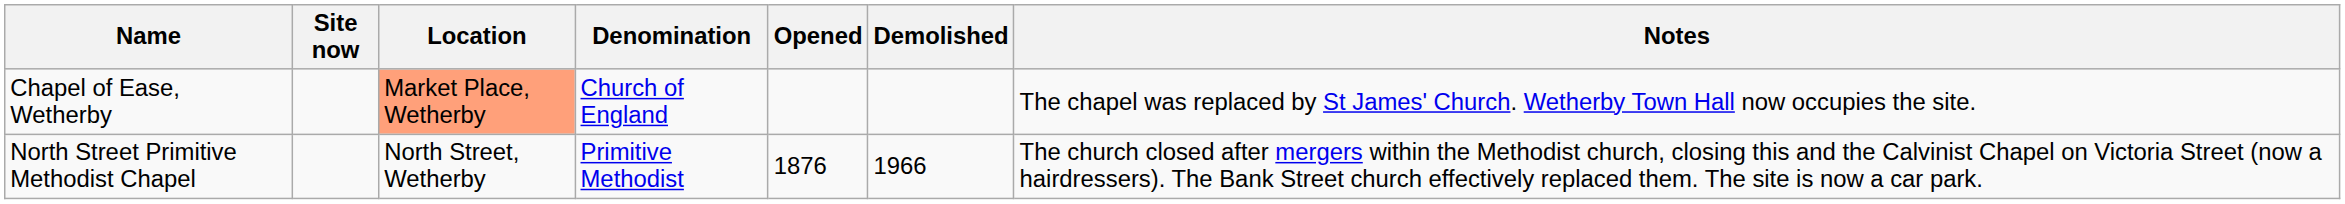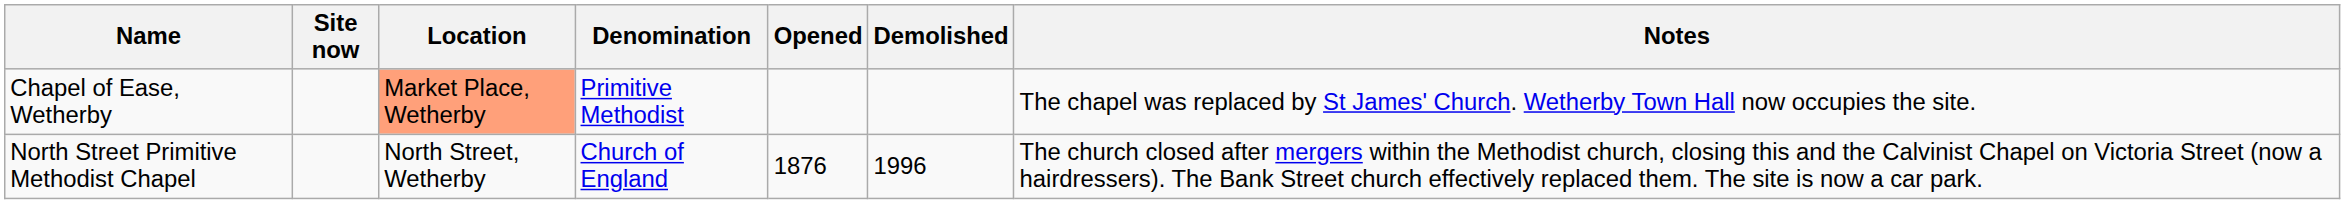(632, 101) Church of England -> (632, 101) Primitive Methodist
(632, 166) Primitive Methodist -> (632, 166) Church of England
(900, 166) 1966 -> (900, 166) 1996
